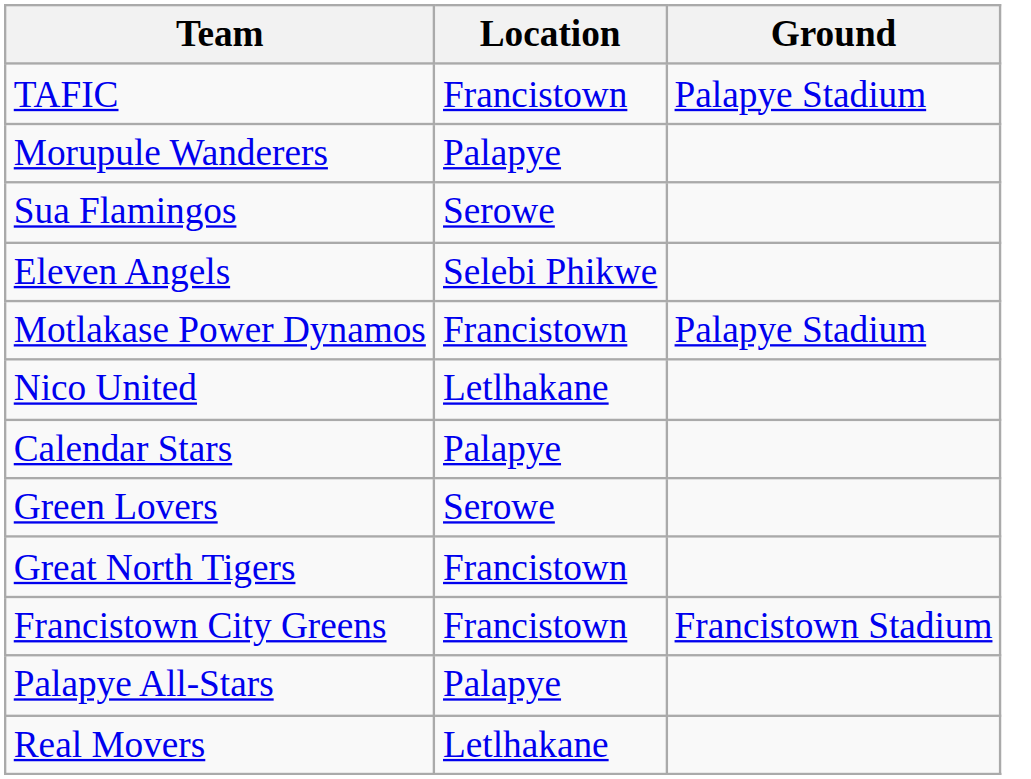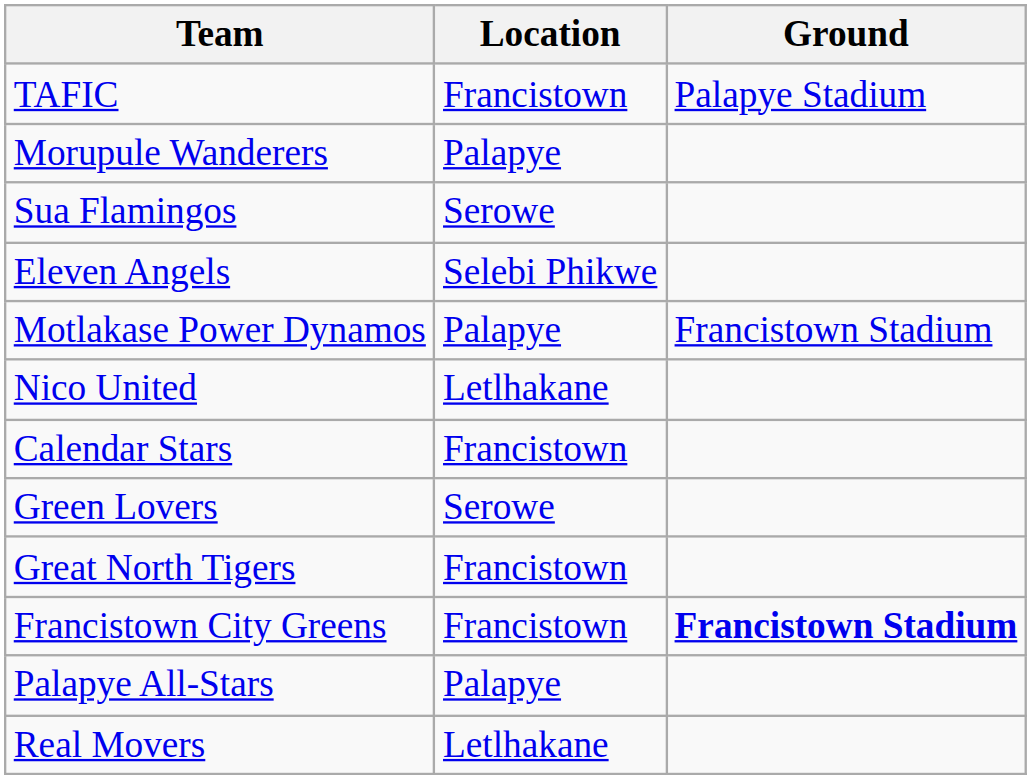(535, 329) Francistown -> (502, 329) Palapye
(800, 329) Palapye Stadium -> (834, 329) Francistown Stadium
(502, 447) Palapye -> (535, 447) Francistown
(834, 625) normal -> (846, 625) bold
